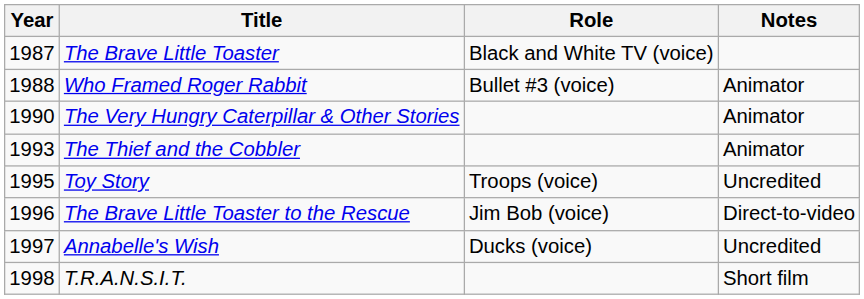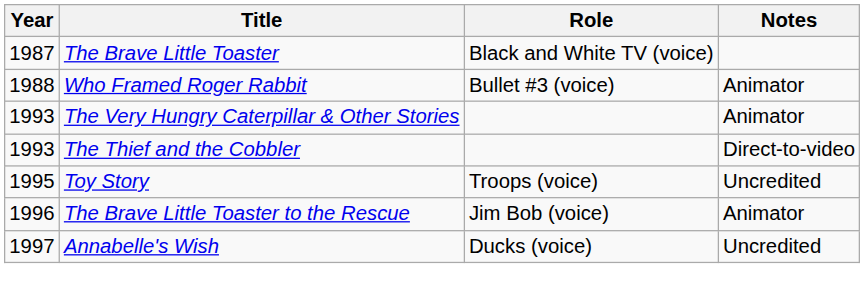(32, 117) 1990 -> (32, 117) 1993
(764, 149) Animator -> (789, 149) Direct-to-video
(789, 213) Direct-to-video -> (764, 213) Animator
- row: (125, 278)
